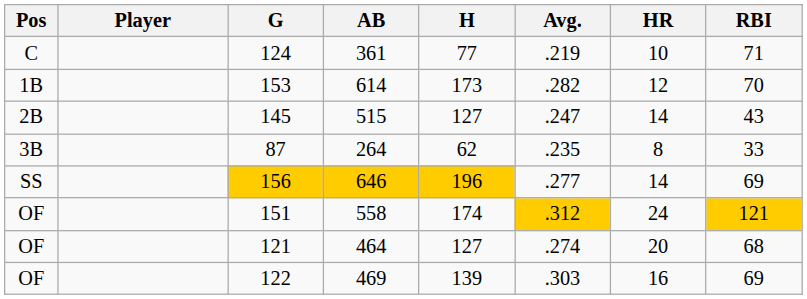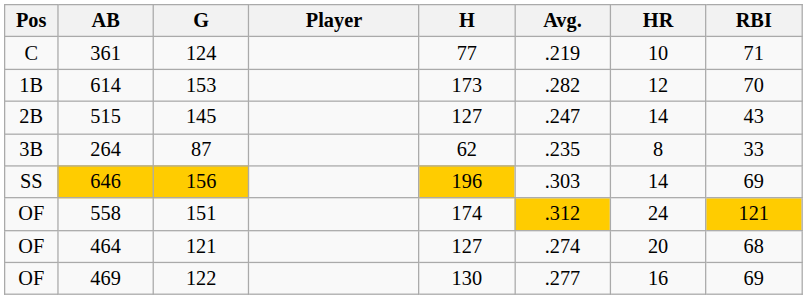columns swapped: (143, 20) <-> (371, 20)
(562, 181) .277 -> (562, 181) .303
(467, 278) 139 -> (467, 278) 130
(562, 278) .303 -> (562, 278) .277
